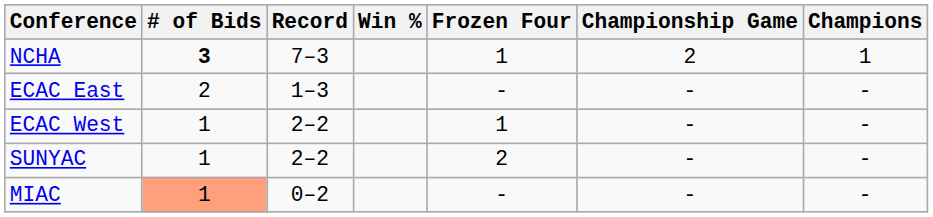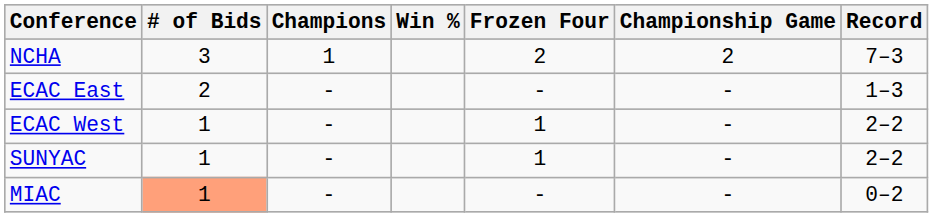columns swapped: (310, 22) <-> (865, 22)
(204, 57) bold -> (204, 57) normal
(502, 57) 1 -> (540, 57) 2
(502, 160) 2 -> (540, 160) 1
